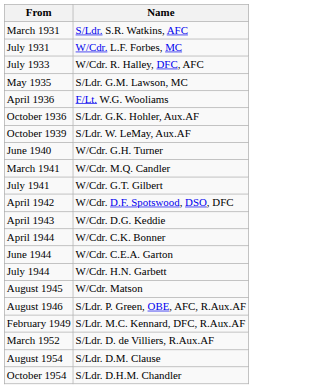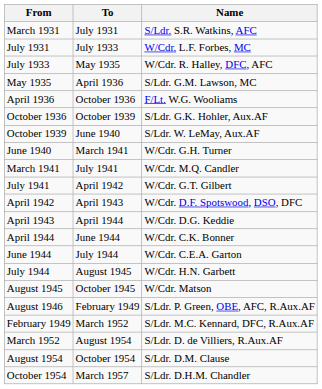+ column: (108, 13)
